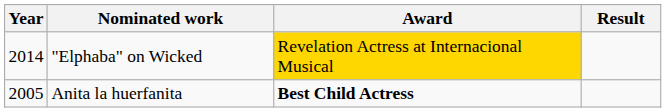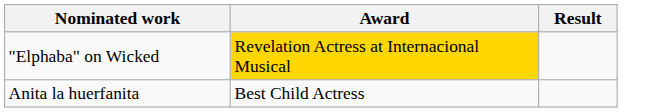- column: (26, 18)
(346, 93) bold -> (300, 93) normal
